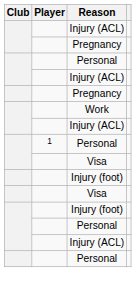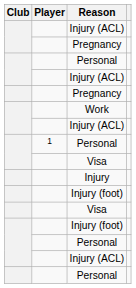+ row: (50, 178)
